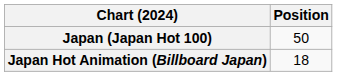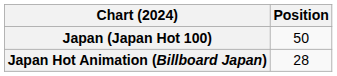(301, 60) 18 -> (301, 60) 28
